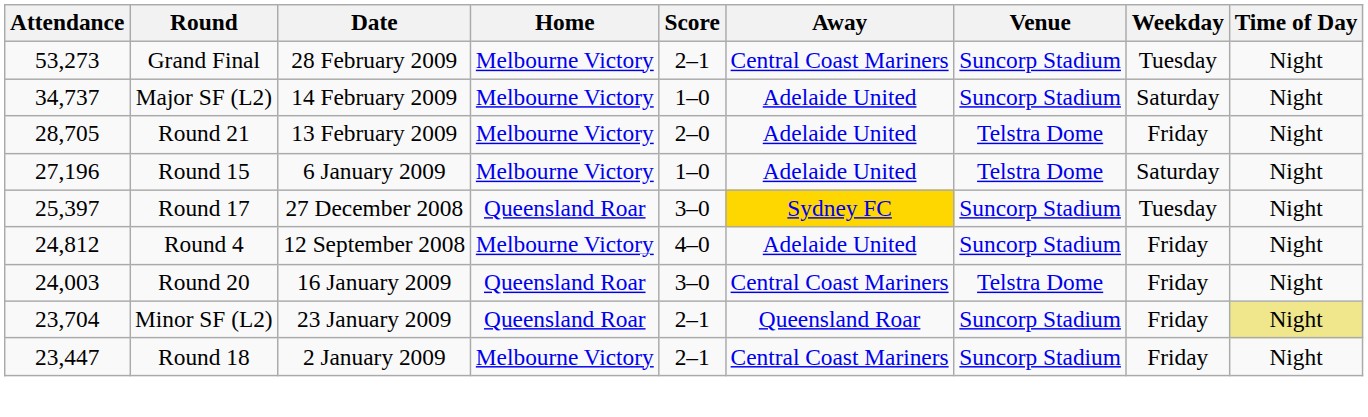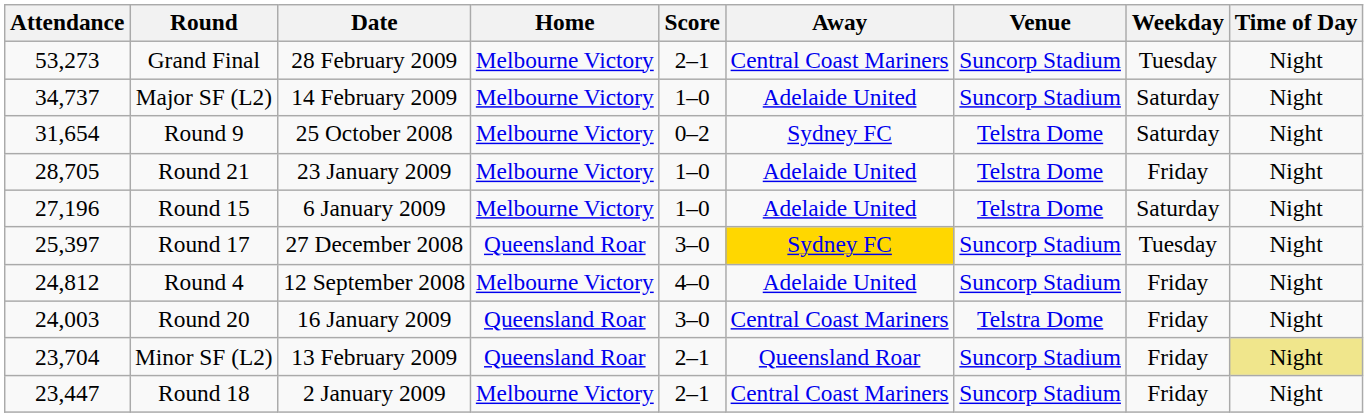+ row: (204, 134)
(374, 134) 13 February 2009 -> (374, 171) 23 January 2009
(692, 134) 2–0 -> (692, 171) 1–0
(374, 319) 23 January 2009 -> (374, 356) 13 February 2009
